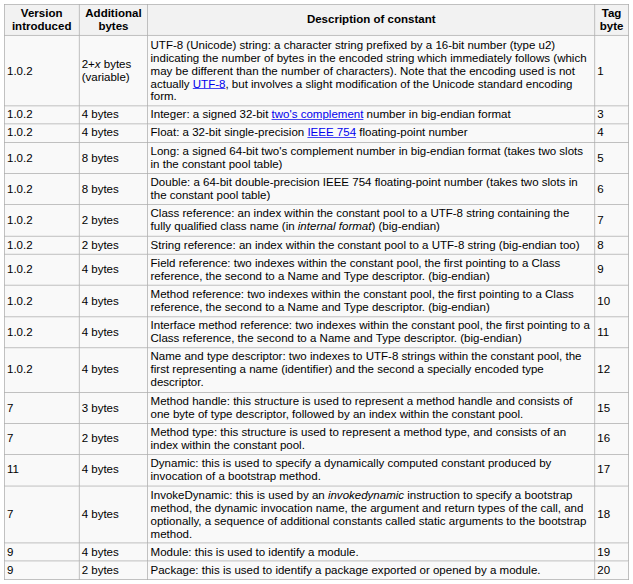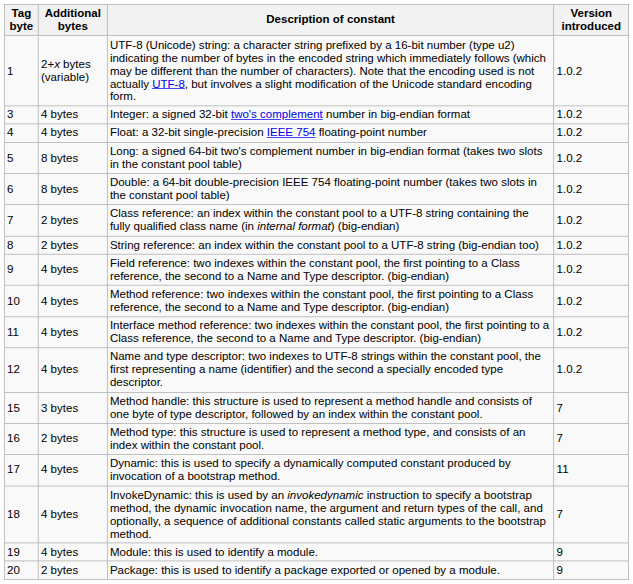columns swapped: (612, 20) <-> (42, 20)
